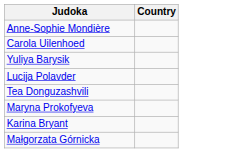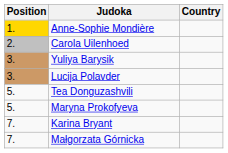+ column: (27, 12)
